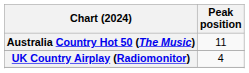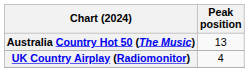(221, 42) 11 -> (221, 42) 13
